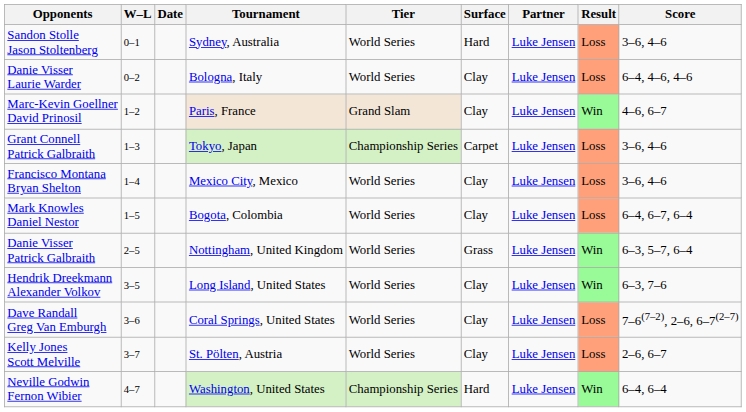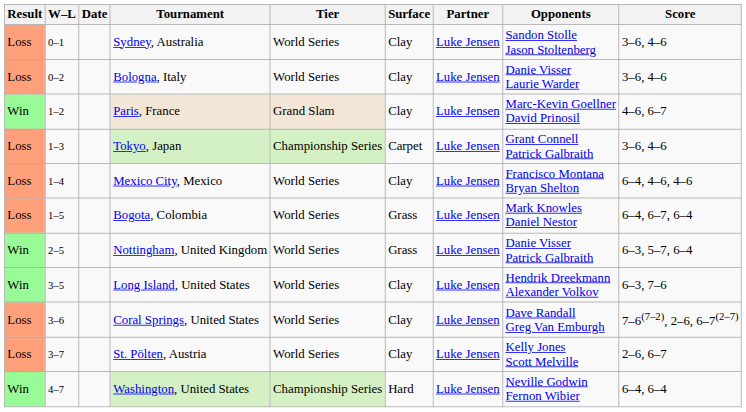columns swapped: (599, 14) <-> (63, 14)
(477, 42) Hard -> (400, 42) Clay
(657, 76) 6–4, 4–6, 4–6 -> (644, 76) 3–6, 4–6
(644, 180) 3–6, 4–6 -> (657, 180) 6–4, 4–6, 4–6
(476, 215) Clay -> (403, 215) Grass
